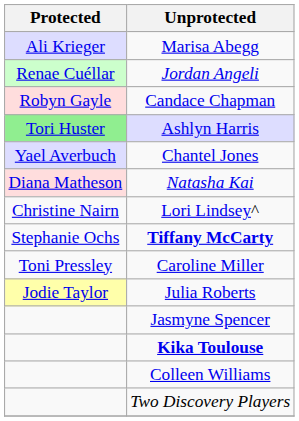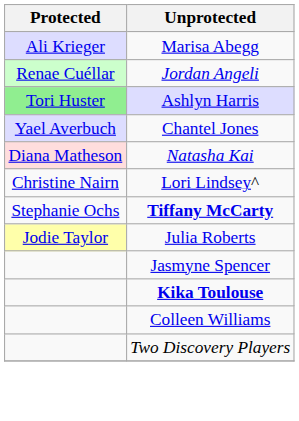- row: (210, 100)
- row: (210, 264)
